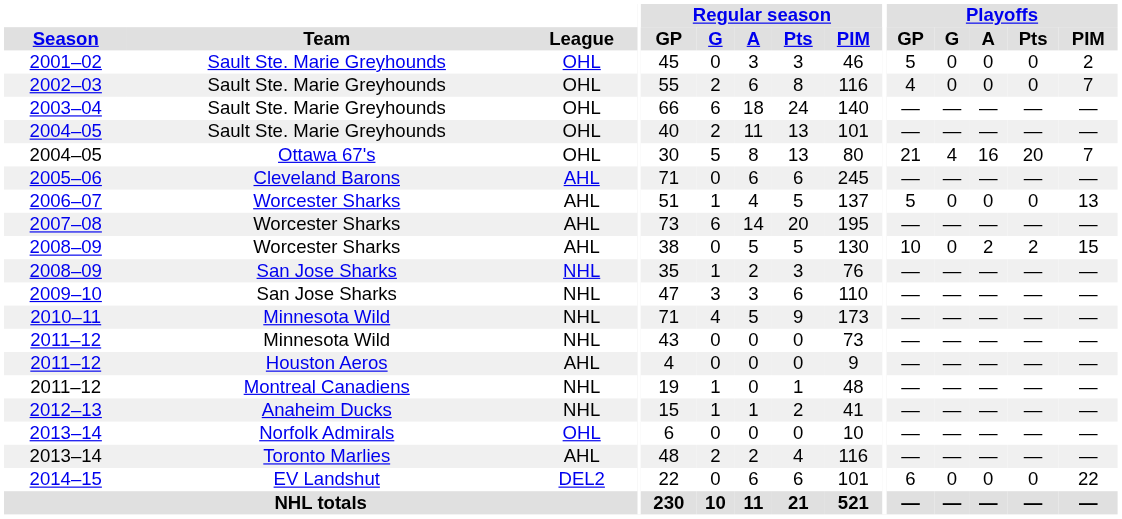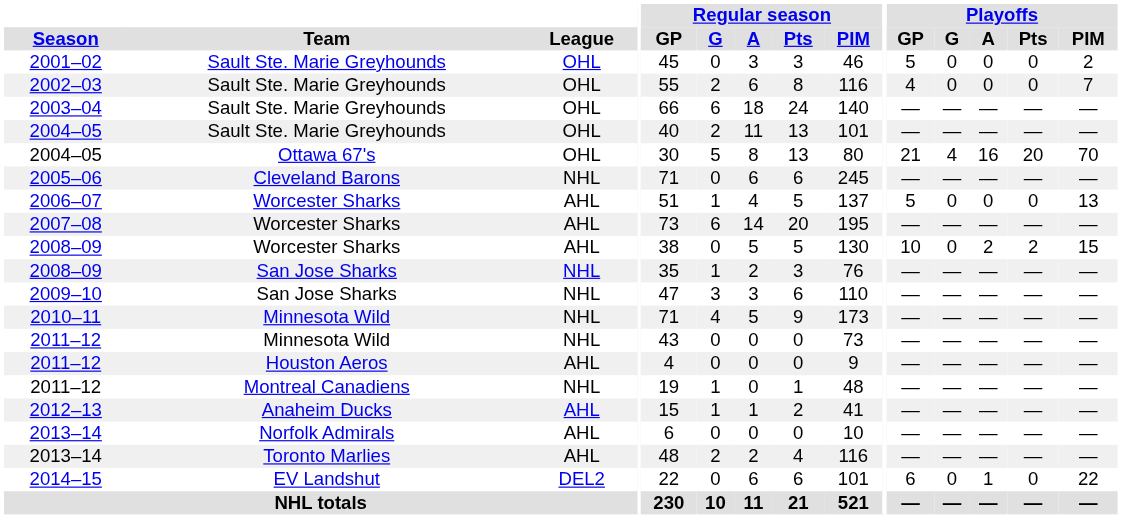(1088, 154) 7 -> (1088, 154) 70
(582, 177) AHL -> (582, 177) NHL
(582, 409) NHL -> (582, 409) AHL
(582, 433) OHL -> (582, 433) AHL
(988, 479) 0 -> (988, 479) 1
